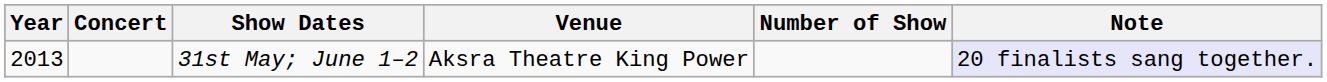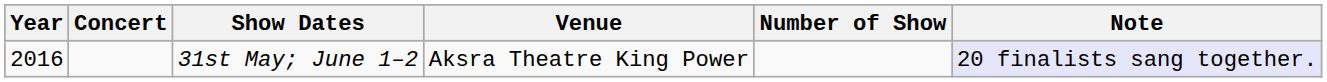(37, 59) 2013 -> (37, 59) 2016
